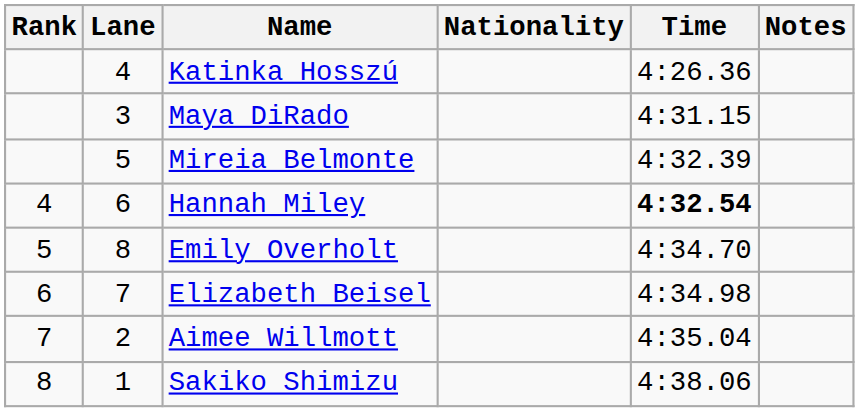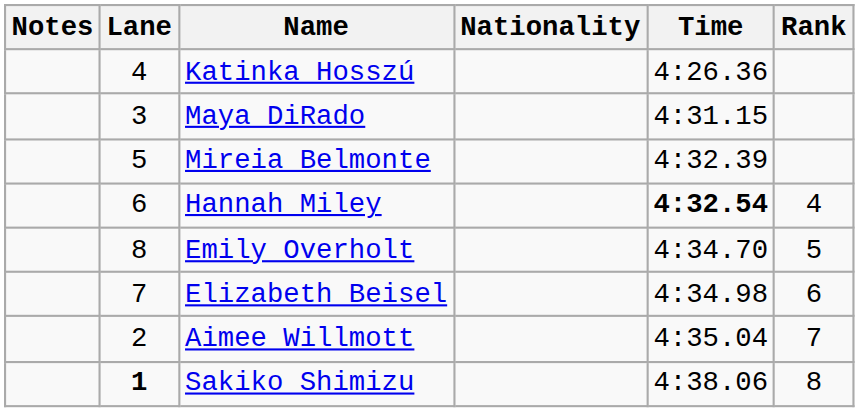columns swapped: (44, 27) <-> (806, 27)
(123, 383) normal -> (139, 383) bold
